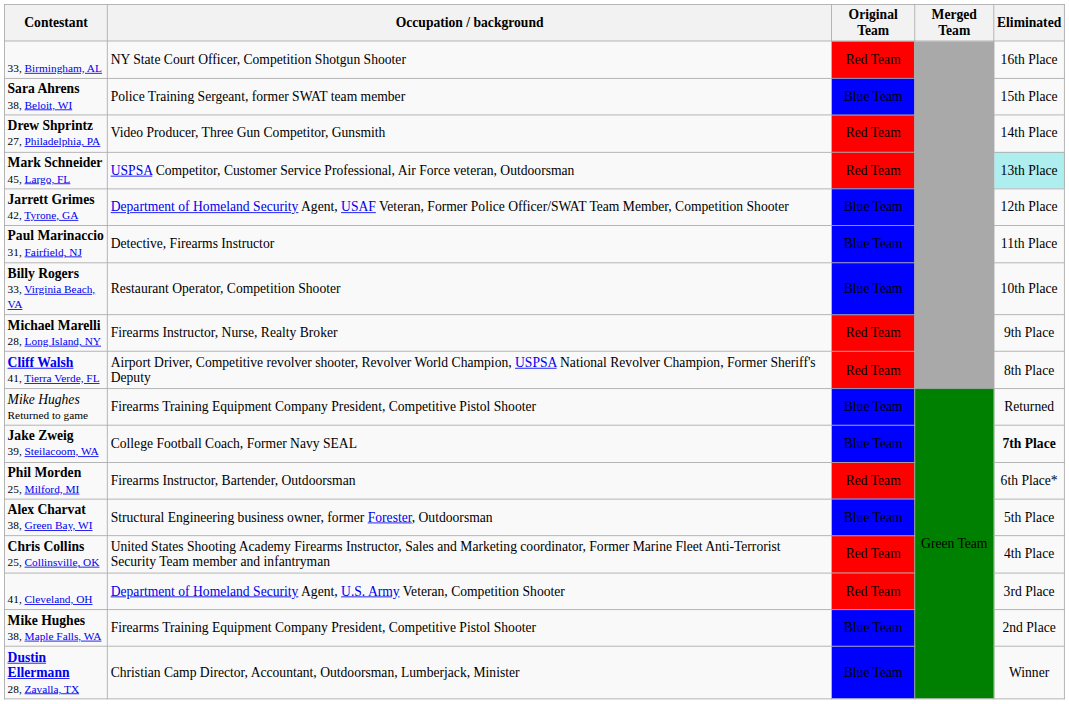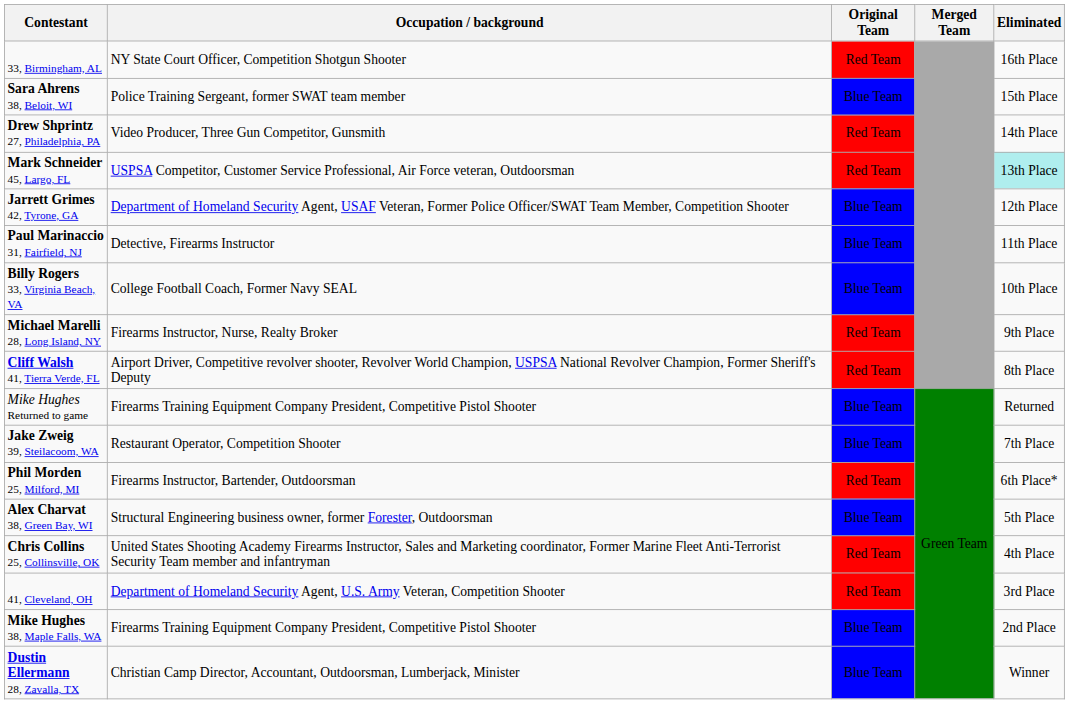(226, 288) Restaurant Operator, Competition Shooter -> (234, 288) College Football Coach, Former Navy SEAL
(234, 443) College Football Coach, Former Navy SEAL -> (226, 443) Restaurant Operator, Competition Shooter
(1029, 443) bold -> (1029, 443) normal
